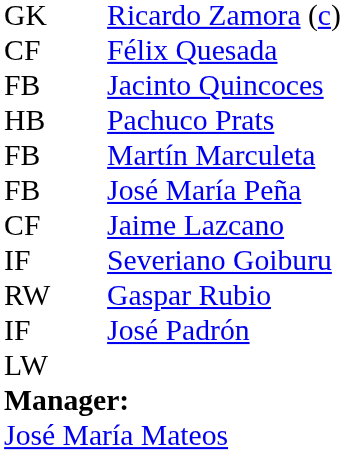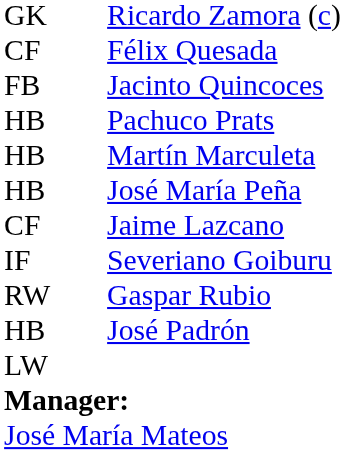(22, 155) FB -> (25, 155) HB
(22, 190) FB -> (25, 190) HB
(17, 330) IF -> (25, 330) HB
